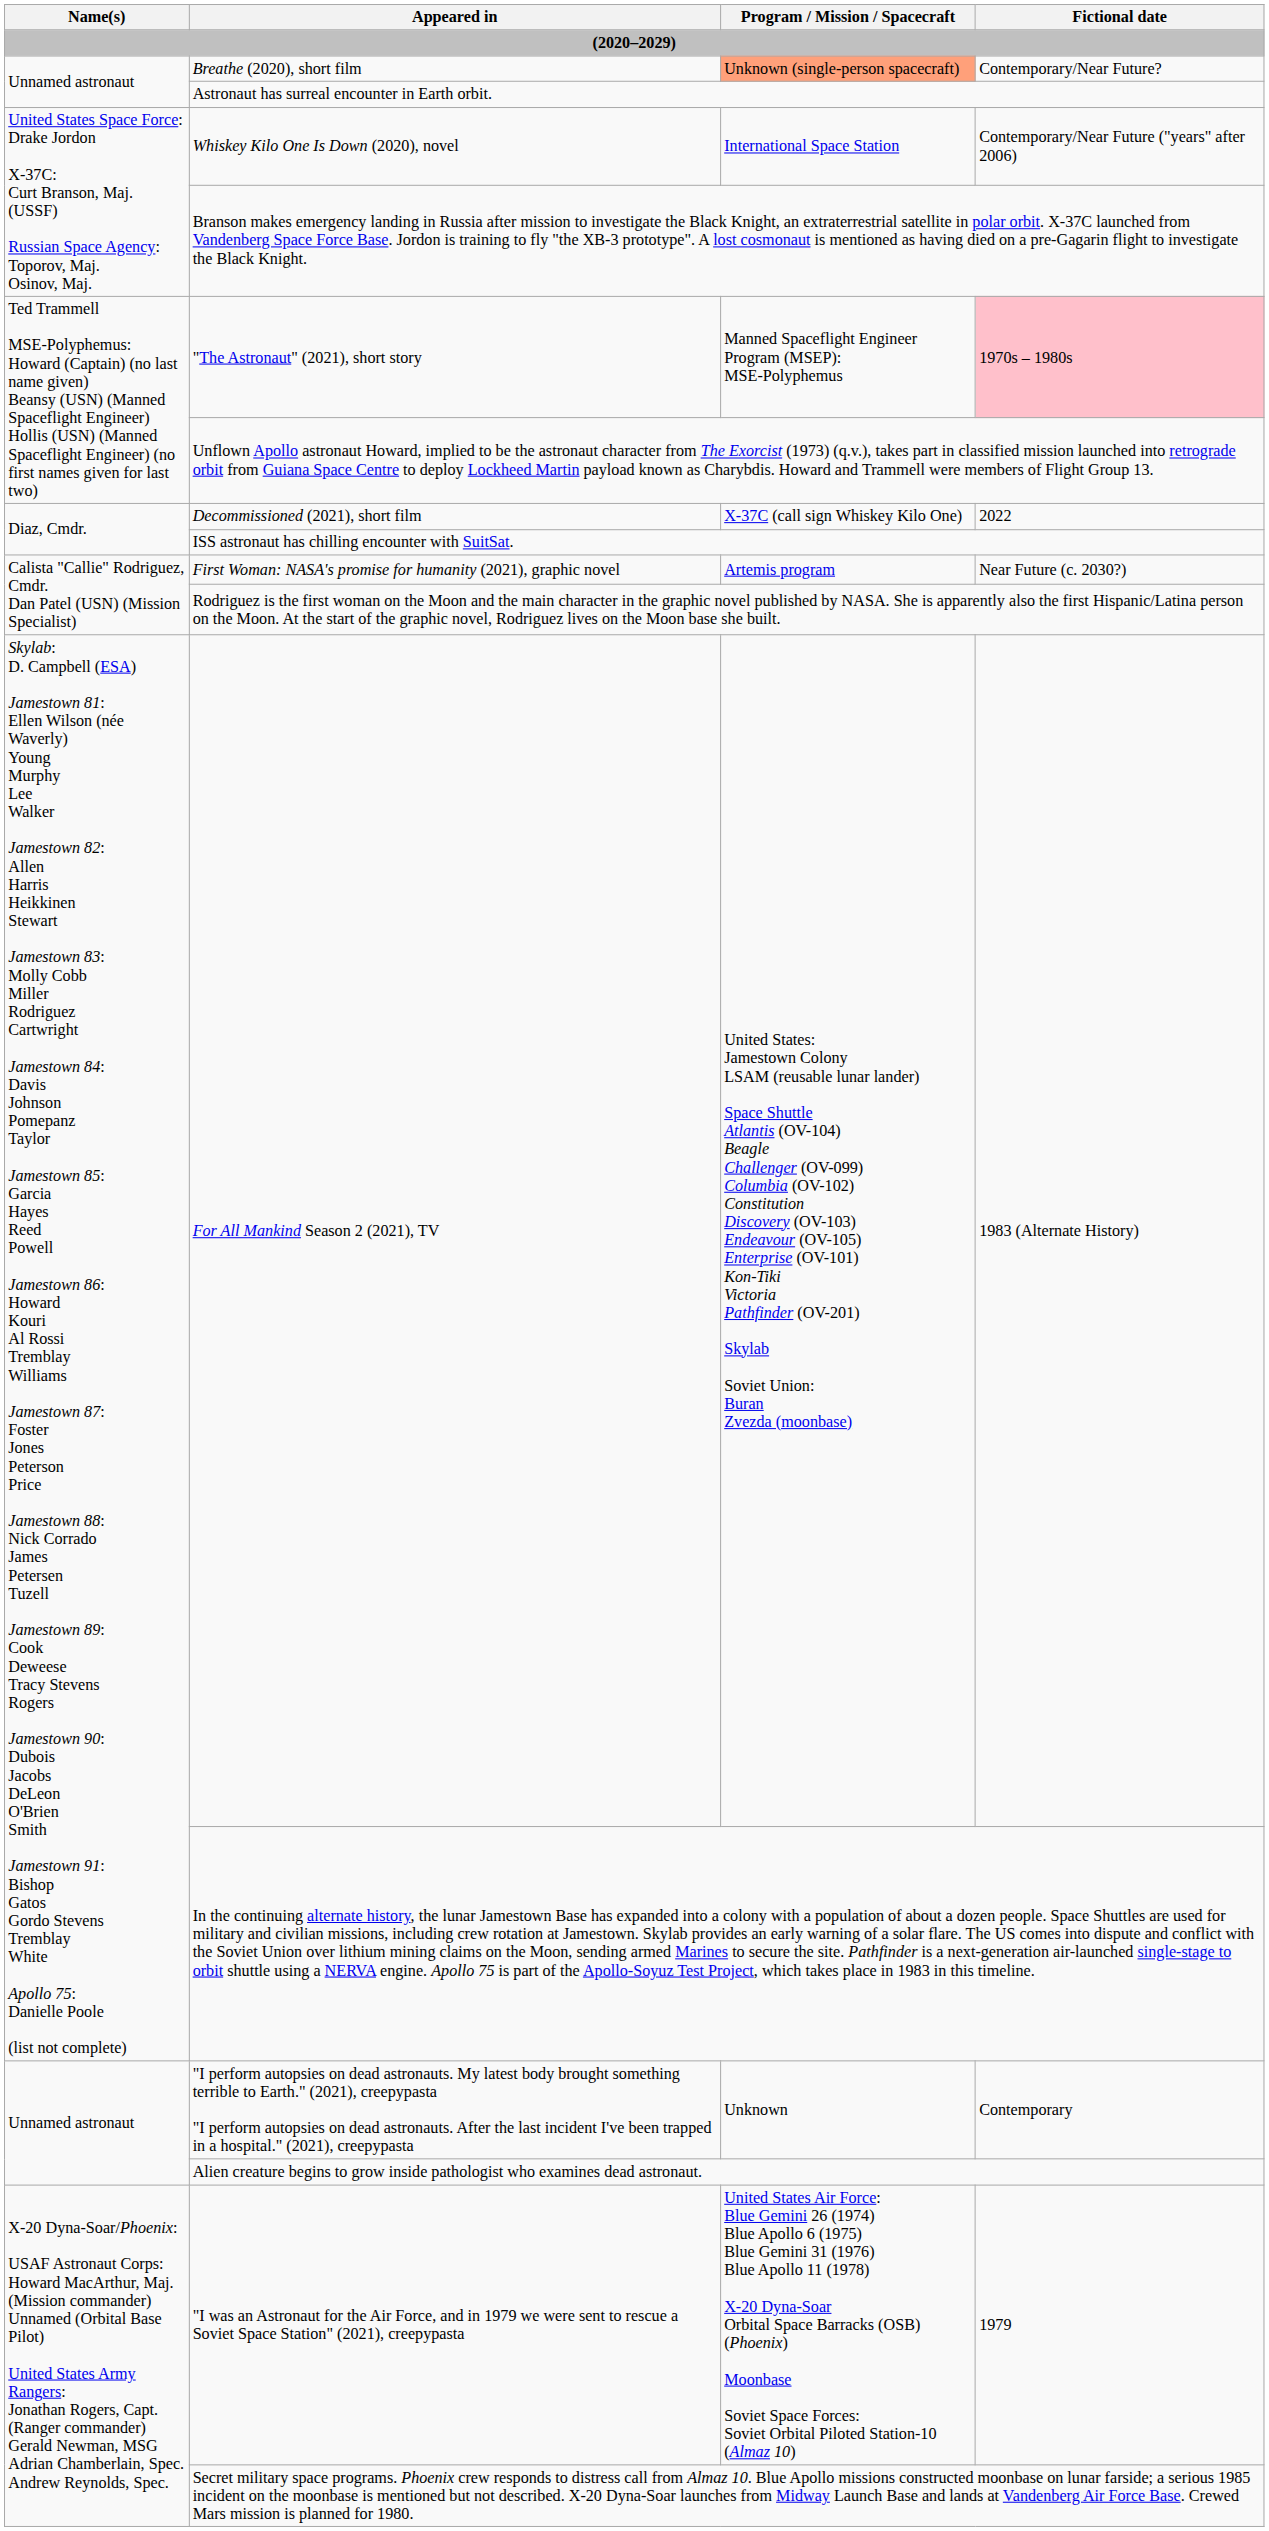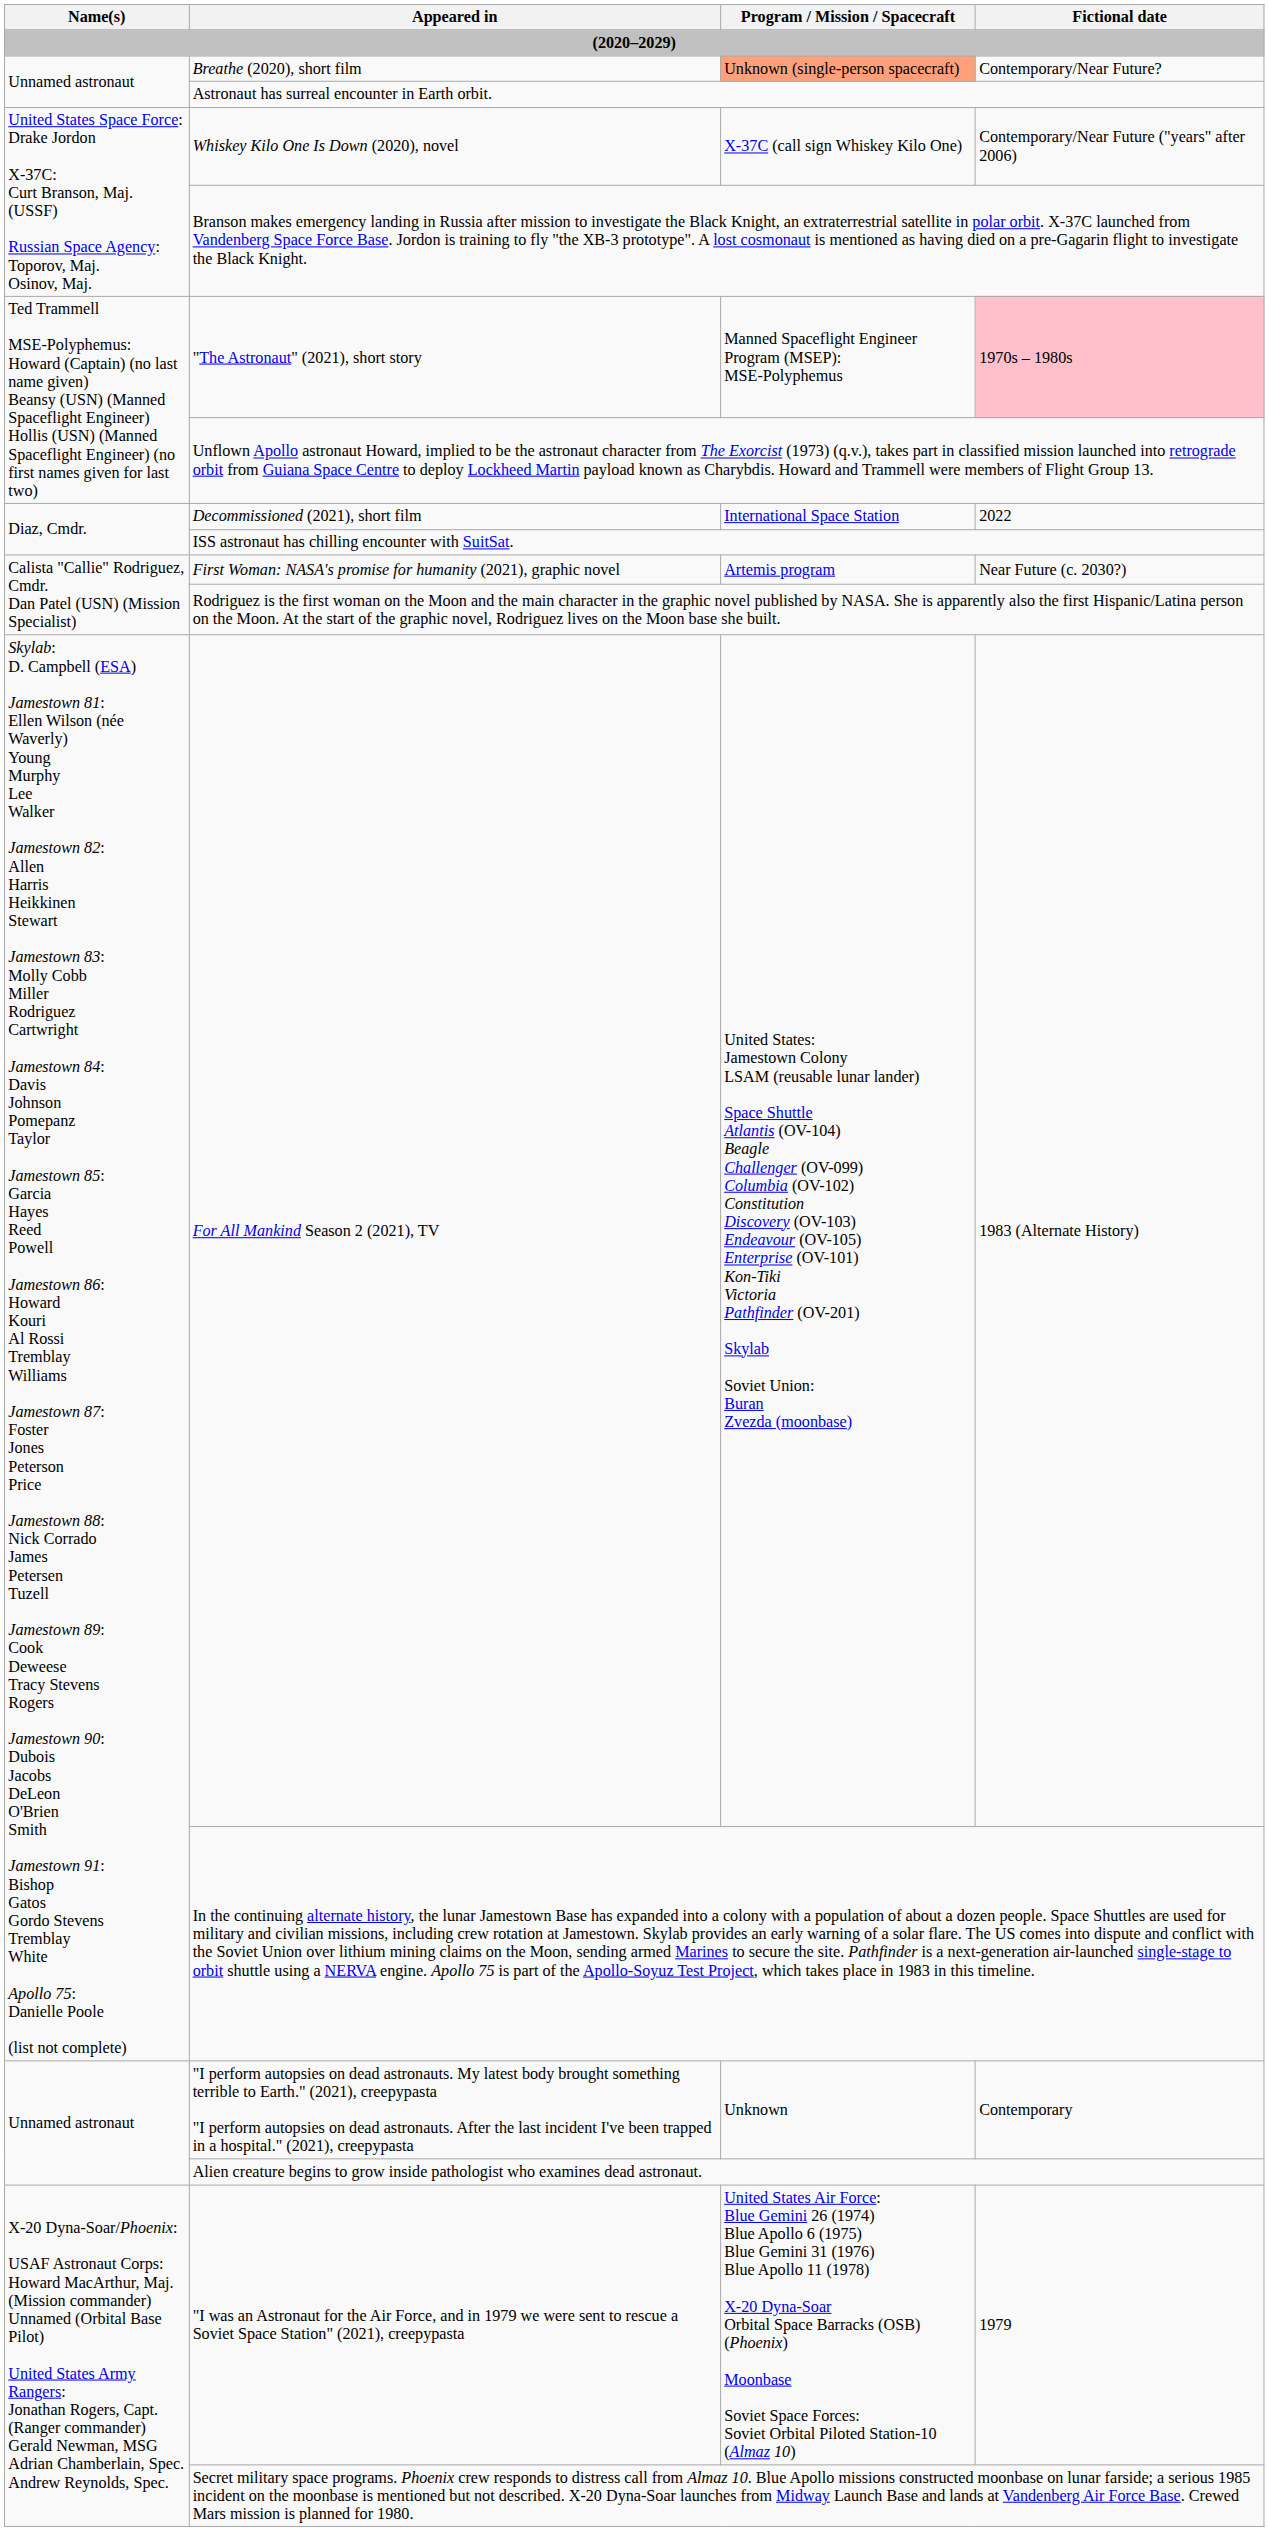(812, 146) International Space Station -> (843, 146) X-37C (call sign Whiskey Kilo One)
(843, 516) X-37C (call sign Whiskey Kilo One) -> (812, 516) International Space Station
